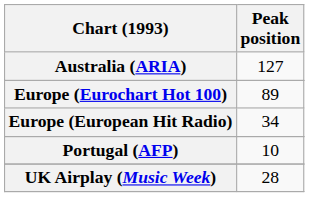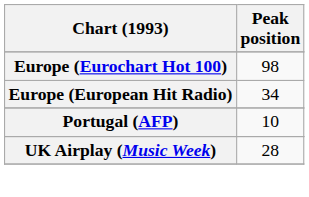- row: (120, 66)
(270, 94) 89 -> (270, 66) 98
